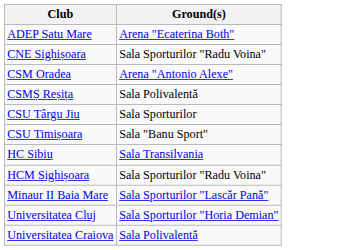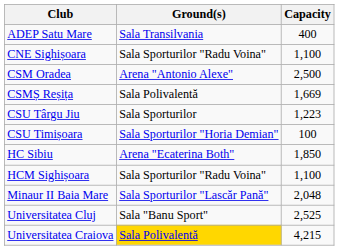+ column: (307, 14)
(177, 34) Arena "Ecaterina Both" -> (161, 34) Sala Transilvania
(164, 135) Sala "Banu Sport" -> (199, 135) Sala Sporturilor "Horia Demian"
(161, 155) Sala Transilvania -> (177, 155) Arena "Ecaterina Both"
(199, 215) Sala Sporturilor "Horia Demian" -> (164, 215) Sala "Banu Sport"
(158, 235) no background -> (158, 235) gold background
